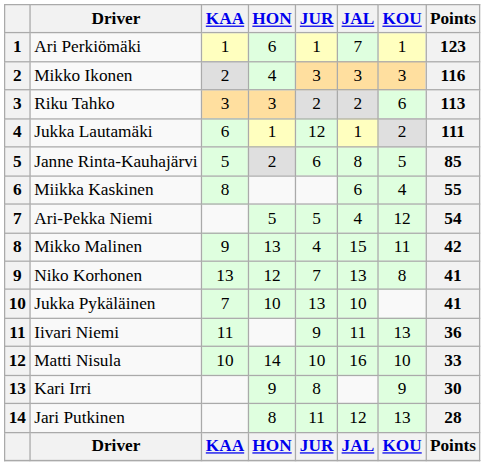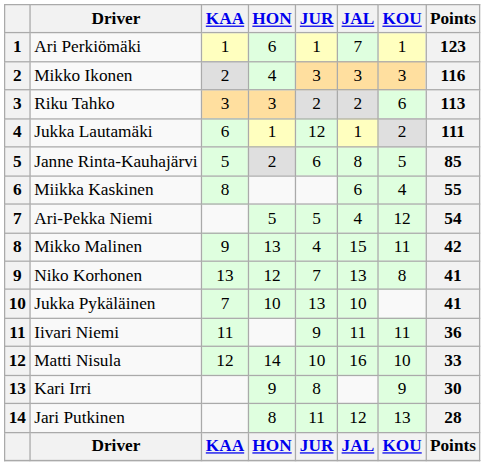(402, 331) 13 -> (402, 331) 11
(225, 360) 10 -> (225, 360) 12
